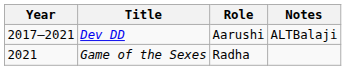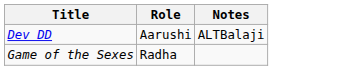- column: (41, 15)
